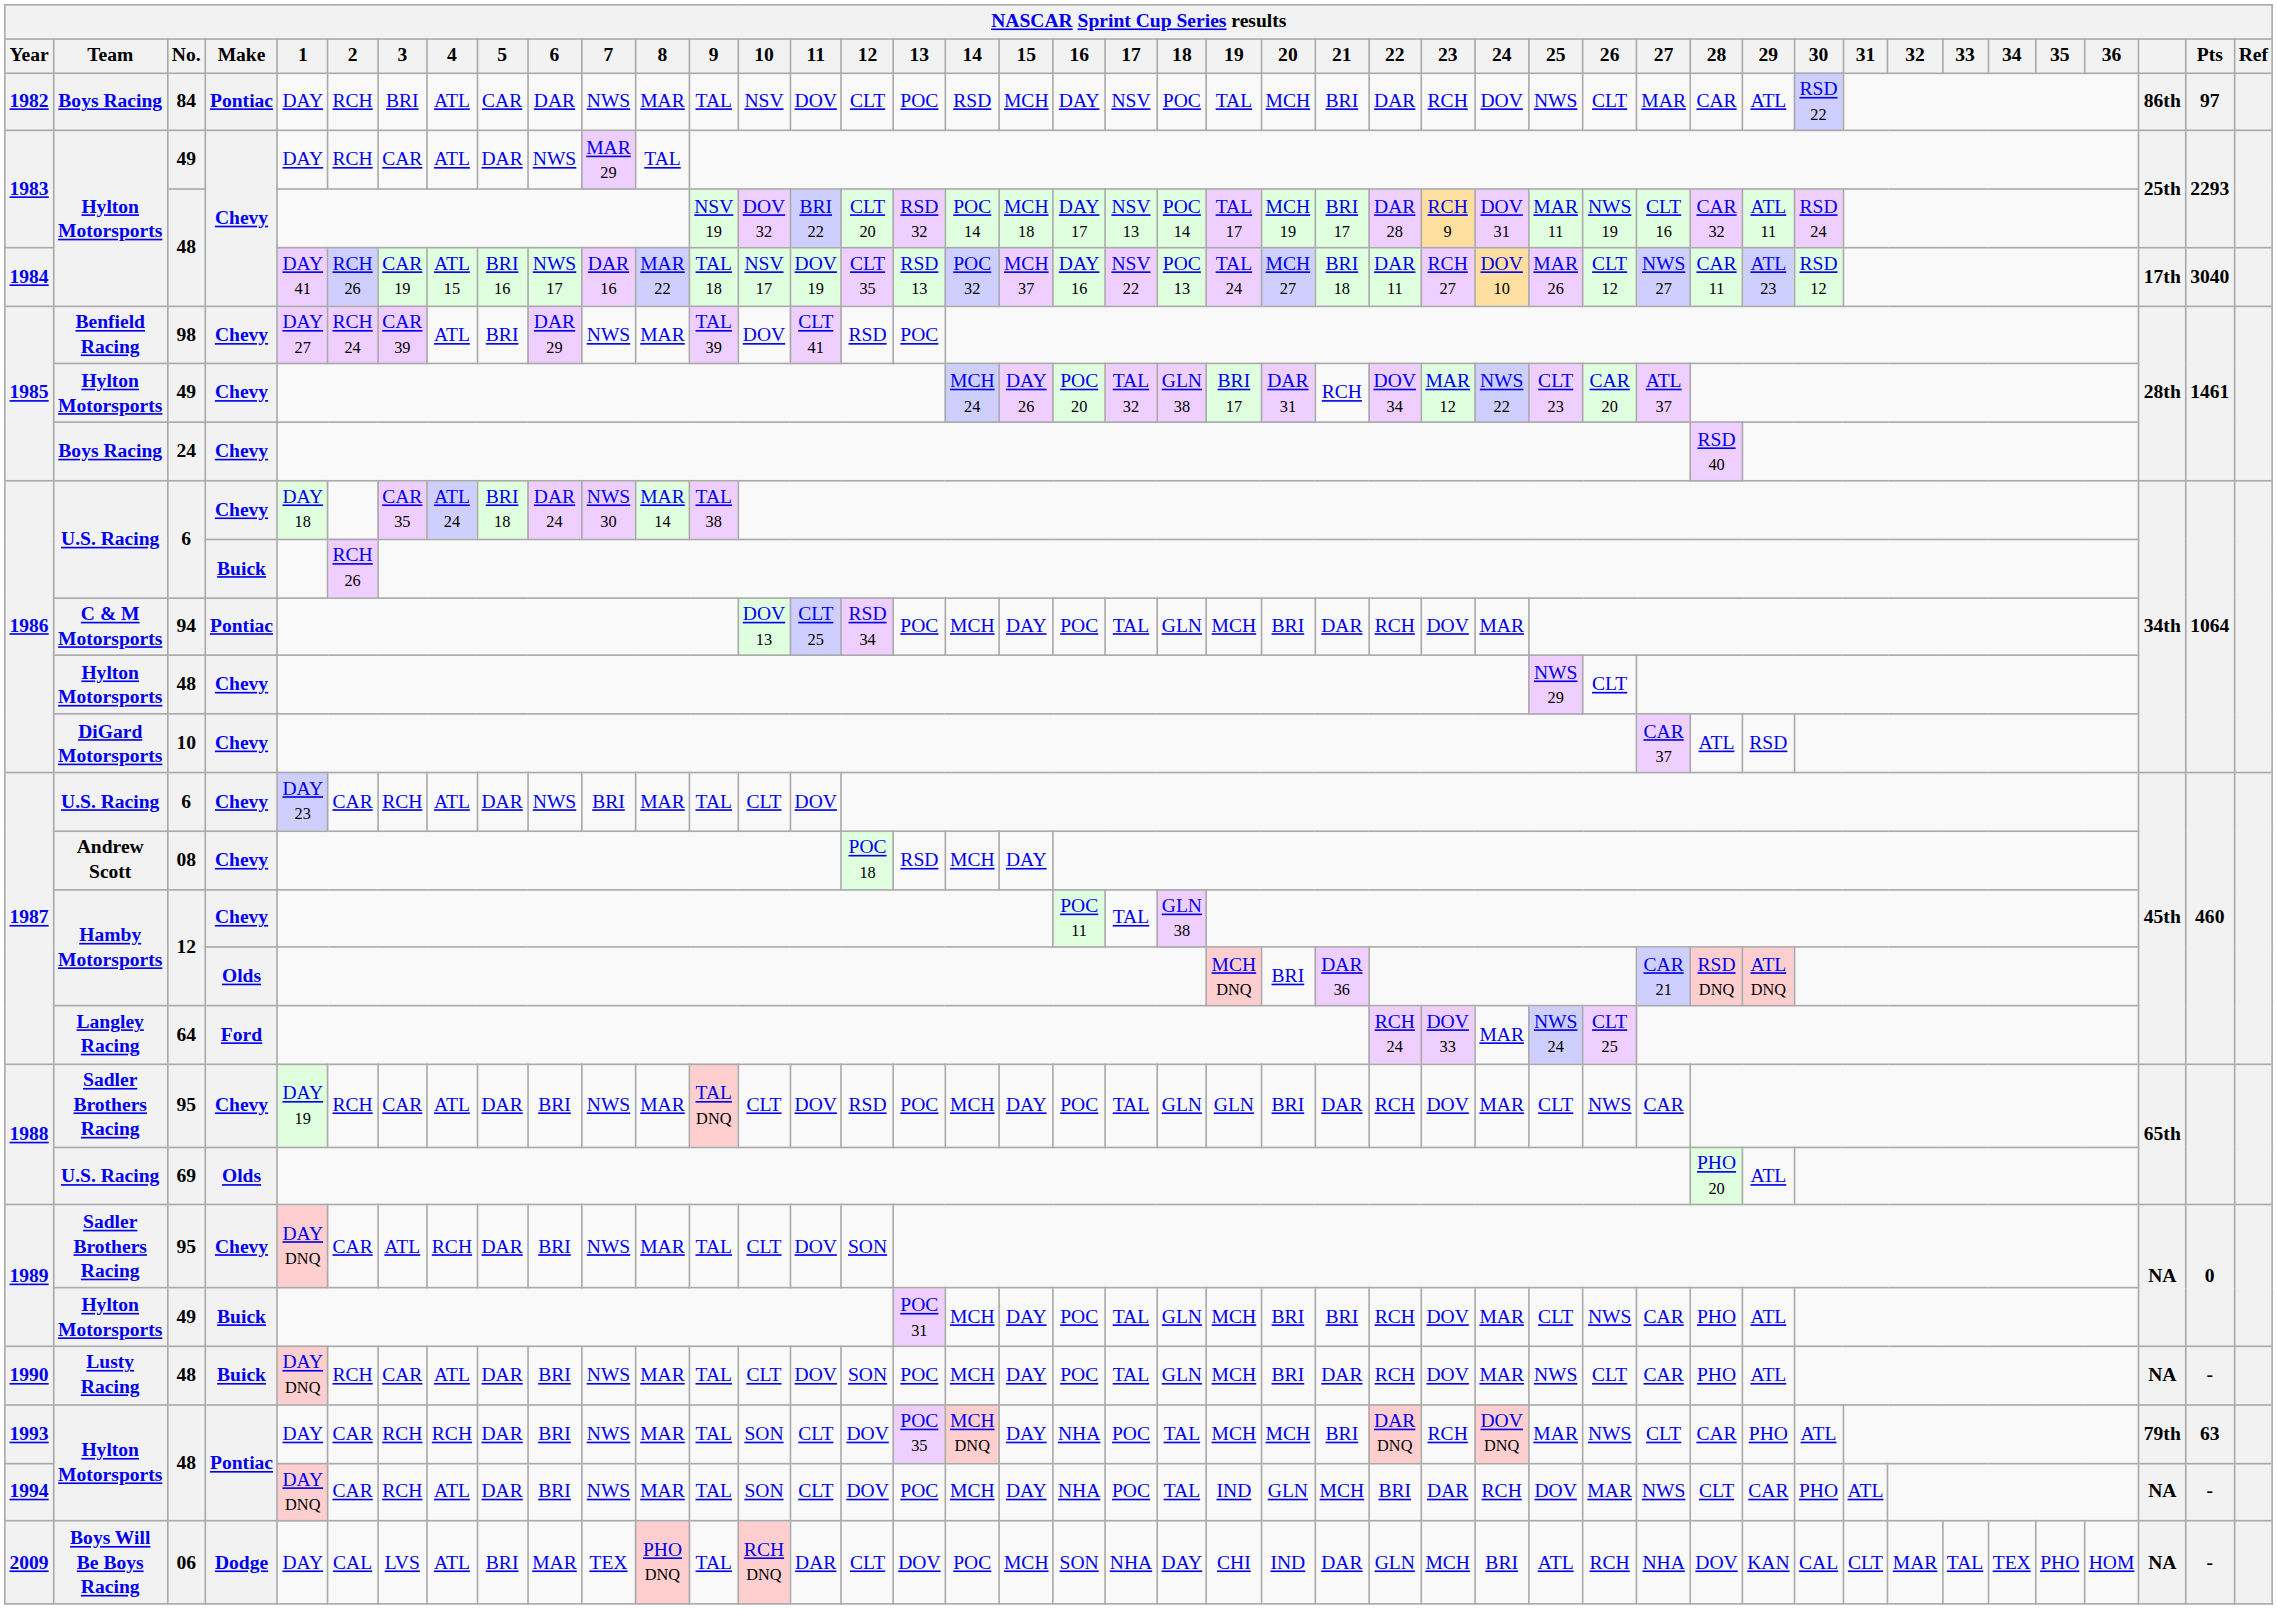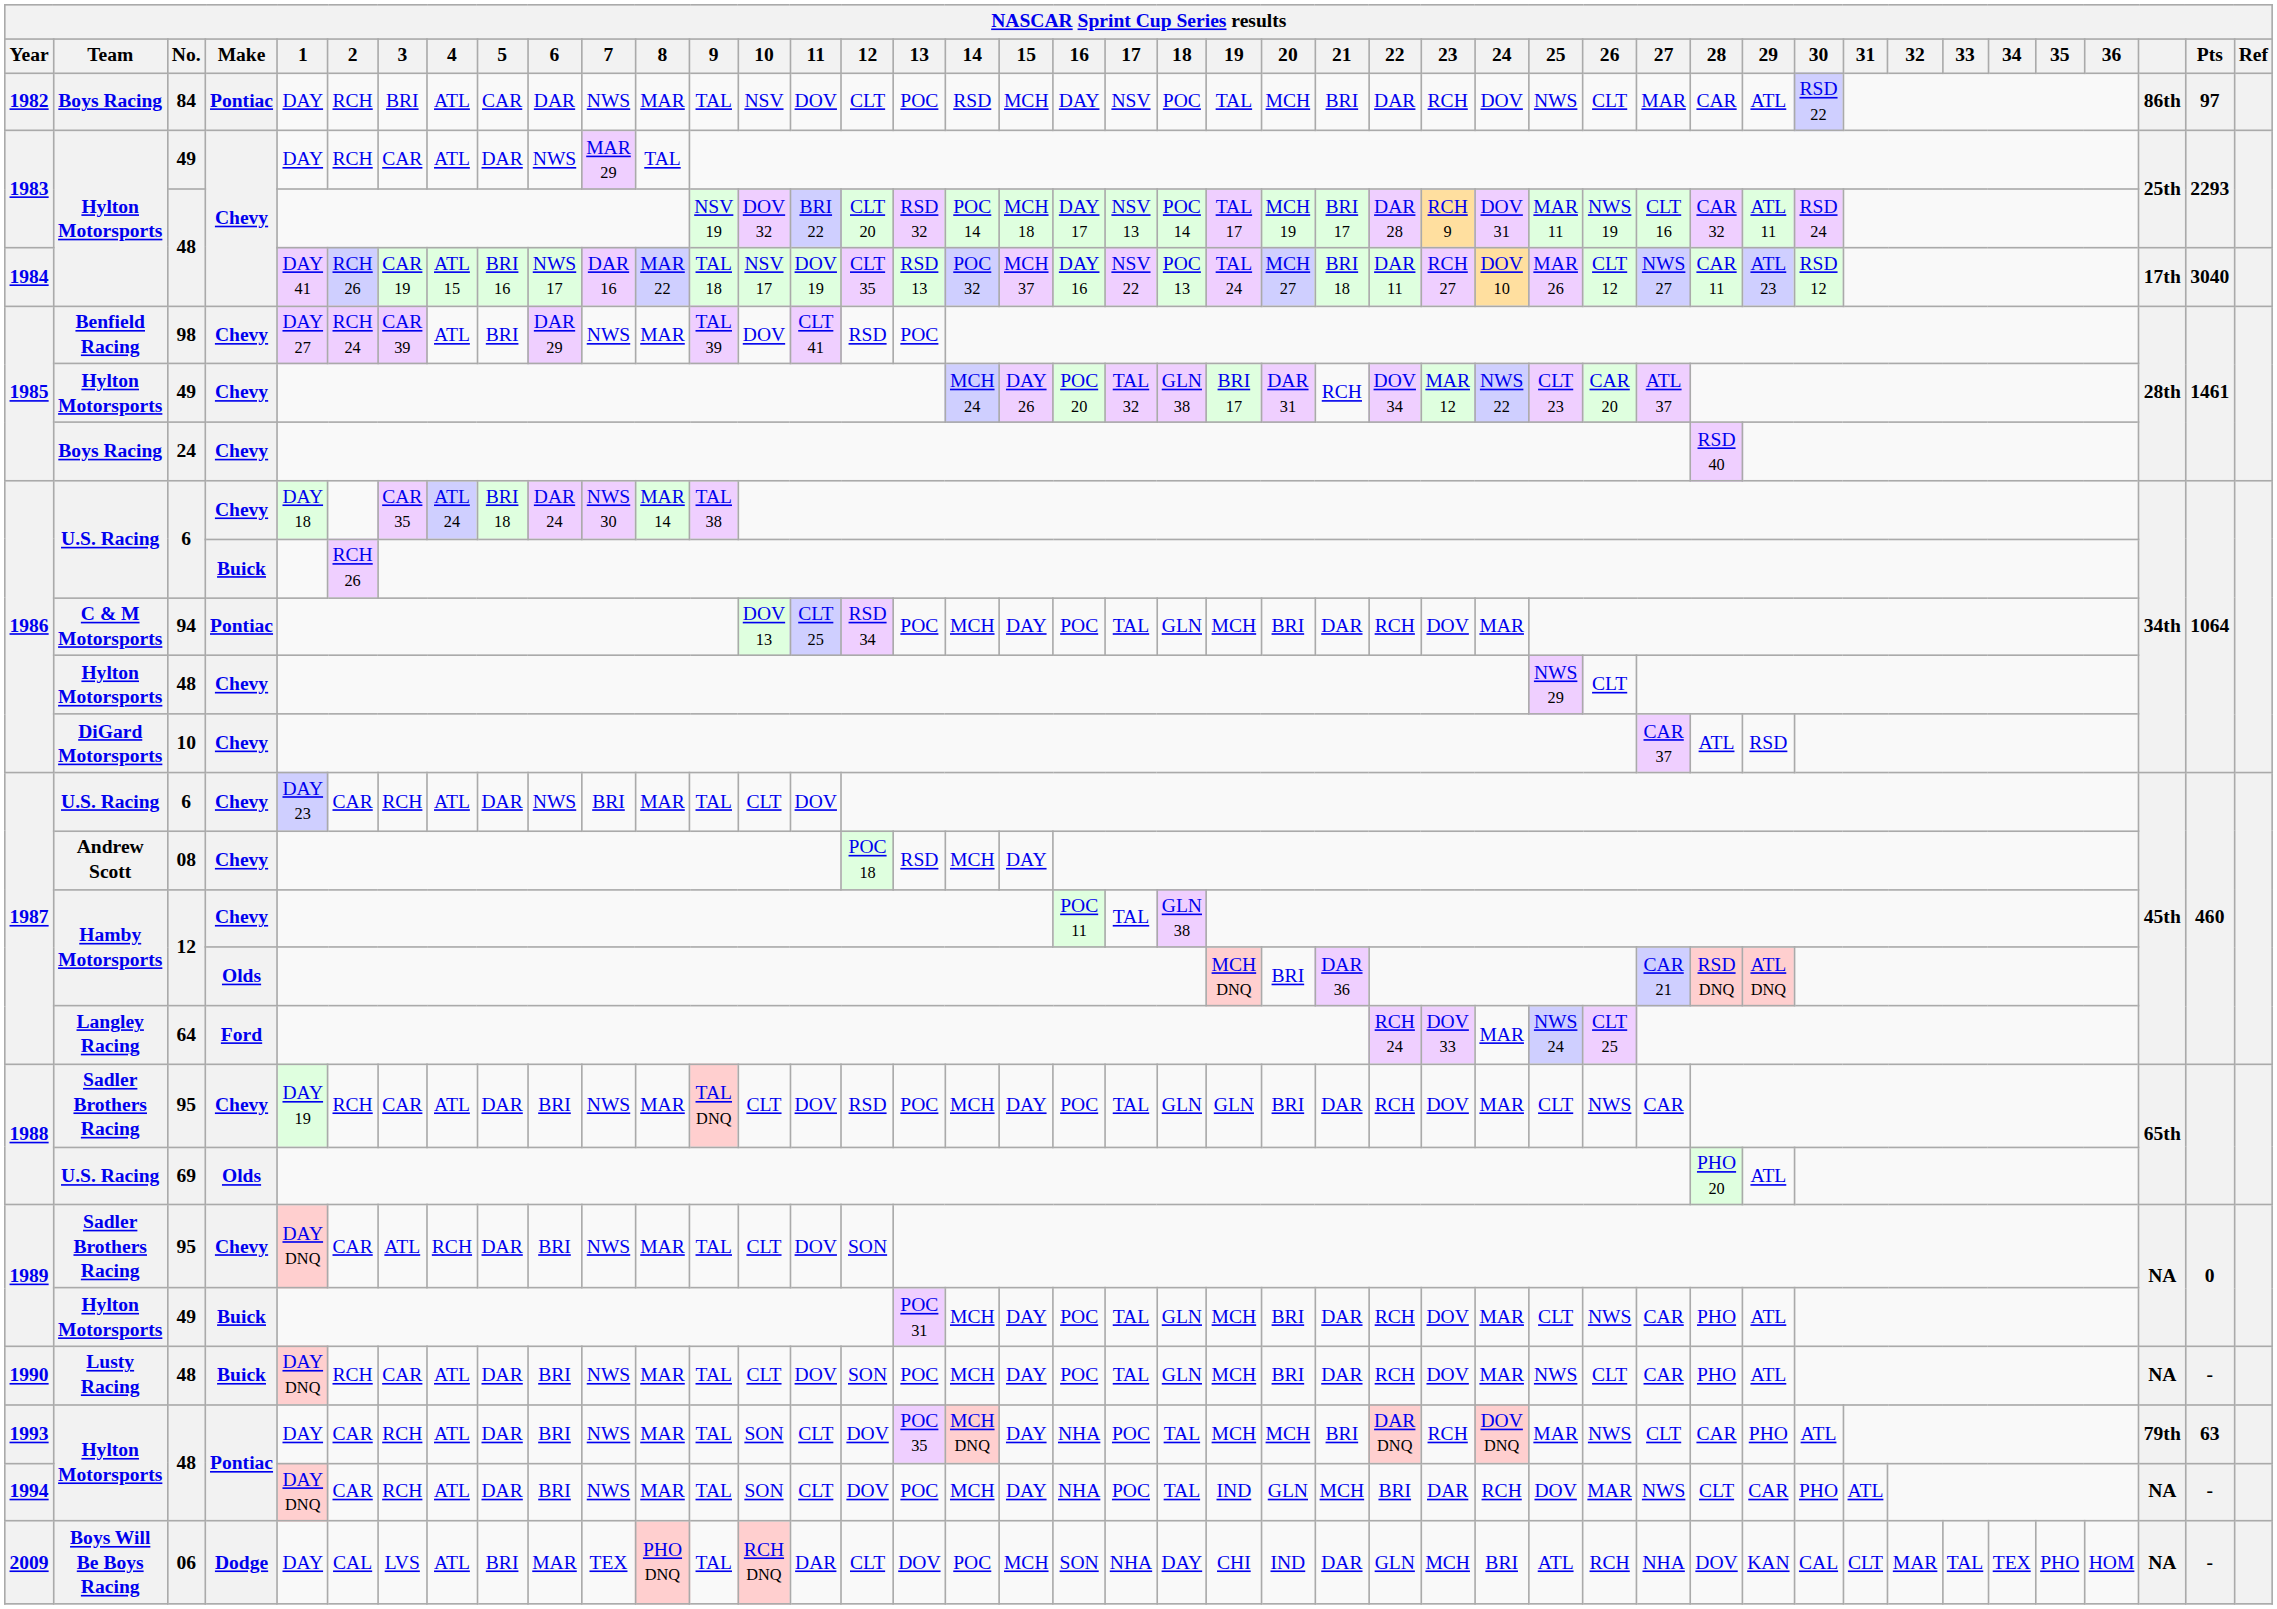(1342, 1316) BRI -> (1342, 1316) DAR
(452, 1433) RCH -> (452, 1433) ATL
